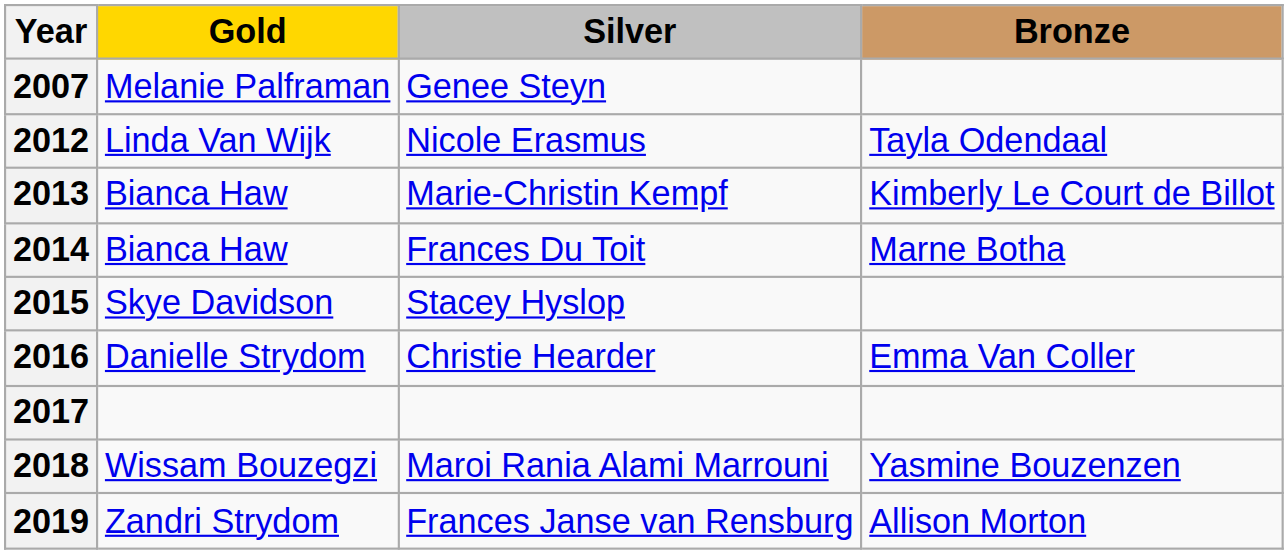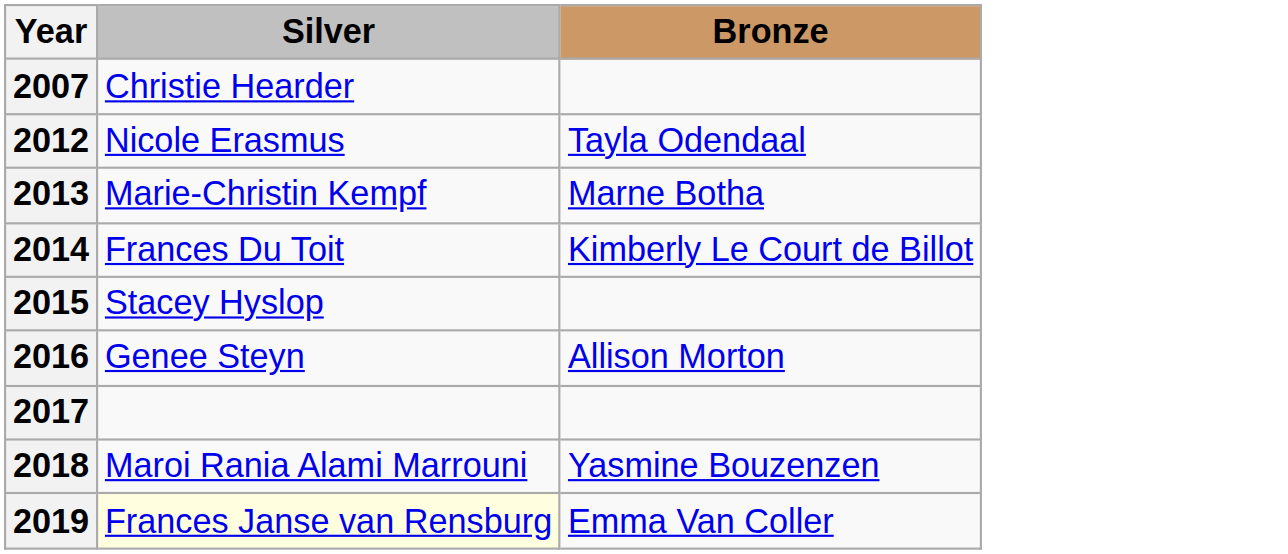- column: (248, 31)
(506, 85) Genee Steyn -> (230, 85) Christie Hearder
(1072, 194) Kimberly Le Court de Billot -> (666, 194) Marne Botha
(967, 248) Marne Botha -> (771, 248) Kimberly Le Court de Billot
(531, 357) Christie Hearder -> (205, 357) Genee Steyn
(1002, 357) Emma Van Coller -> (676, 357) Allison Morton
(630, 520) no background -> (329, 520) lightyellow background
(978, 520) Allison Morton -> (701, 520) Emma Van Coller
